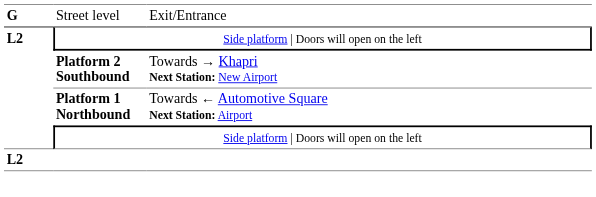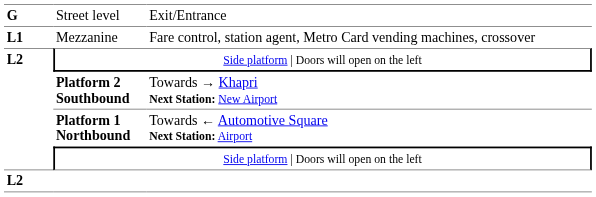+ row: (87, 37)
